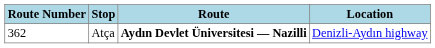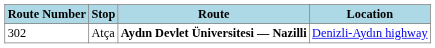(17, 33) 362 -> (17, 33) 302
